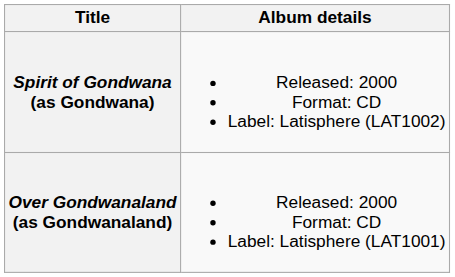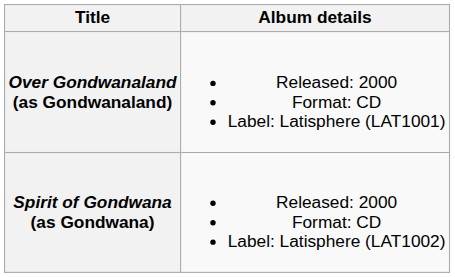rows swapped: (93, 212) <-> (93, 92)
